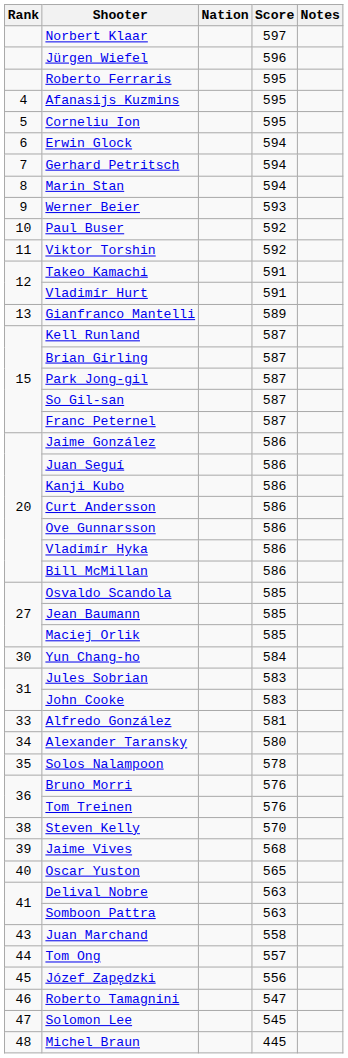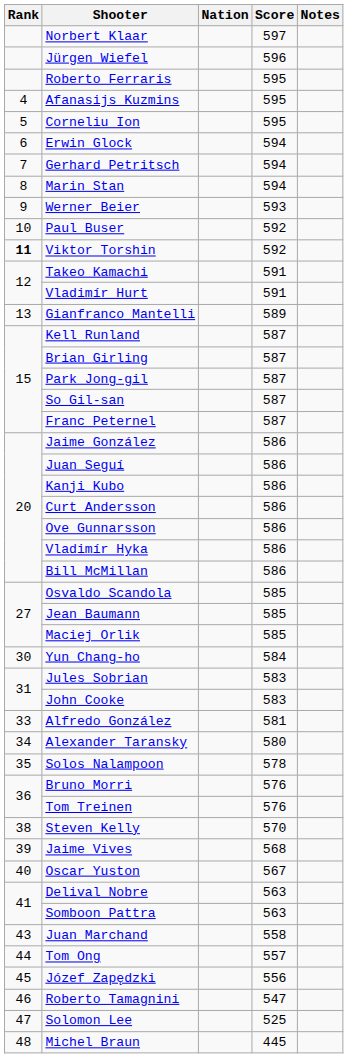(23, 251) normal -> (23, 251) bold
(275, 871) 565 -> (275, 871) 567
(275, 1021) 545 -> (275, 1021) 525
